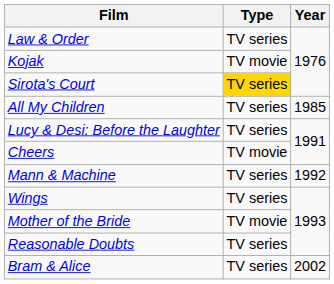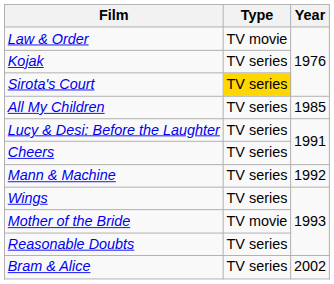(257, 38) TV series -> (257, 38) TV movie
(257, 61) TV movie -> (257, 61) TV series
(257, 152) TV movie -> (257, 152) TV series
